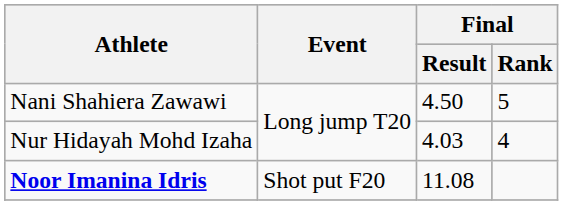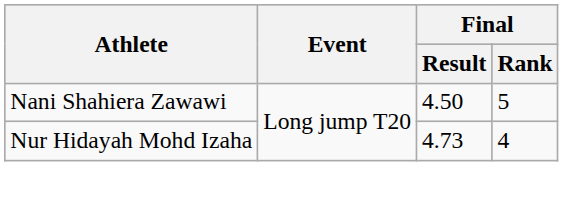(443, 141) 4.03 -> (443, 141) 4.73
- row: (108, 180)
